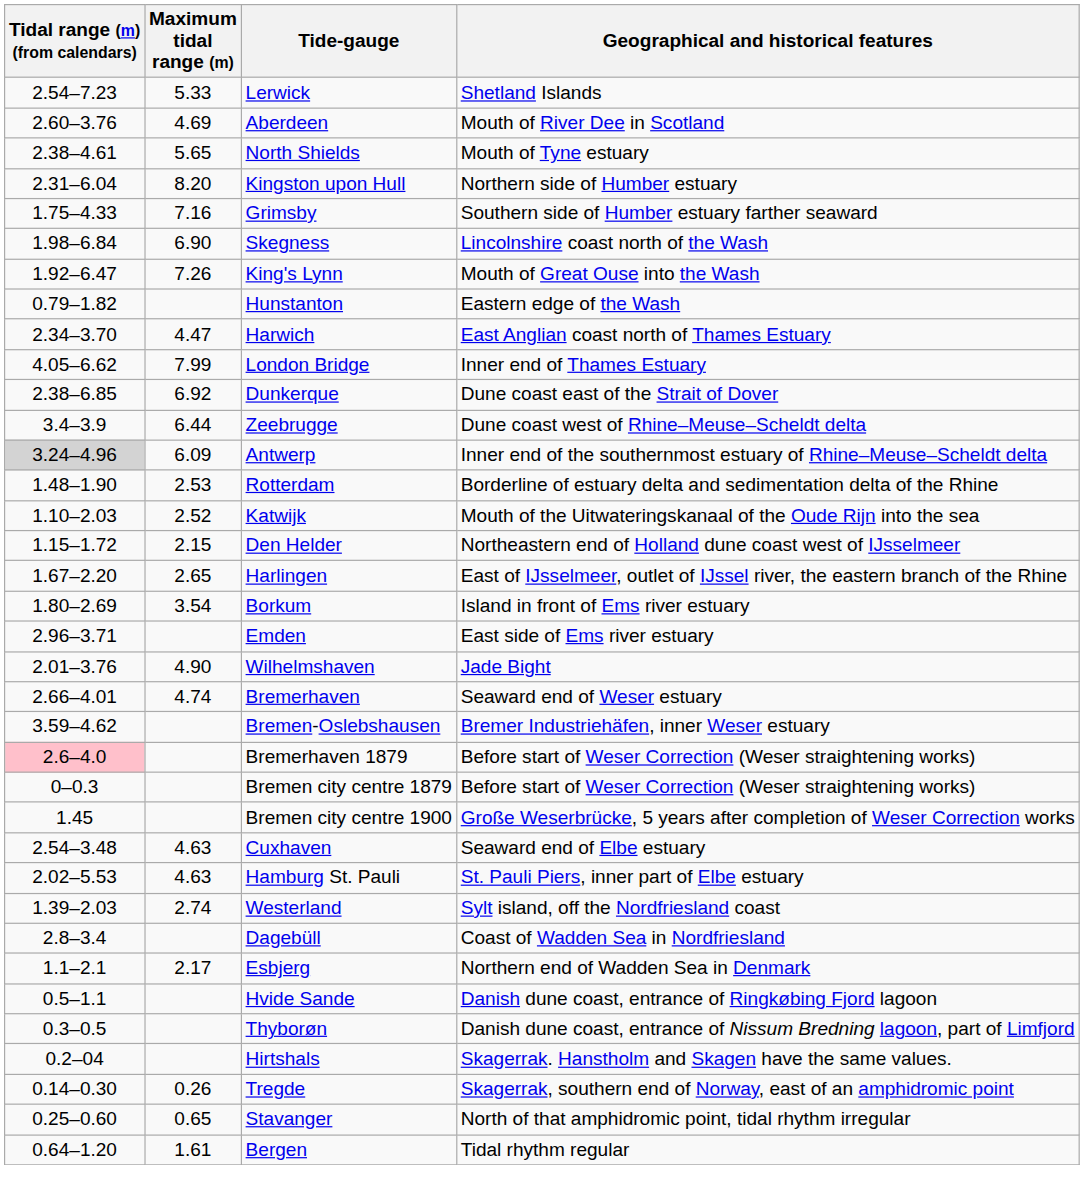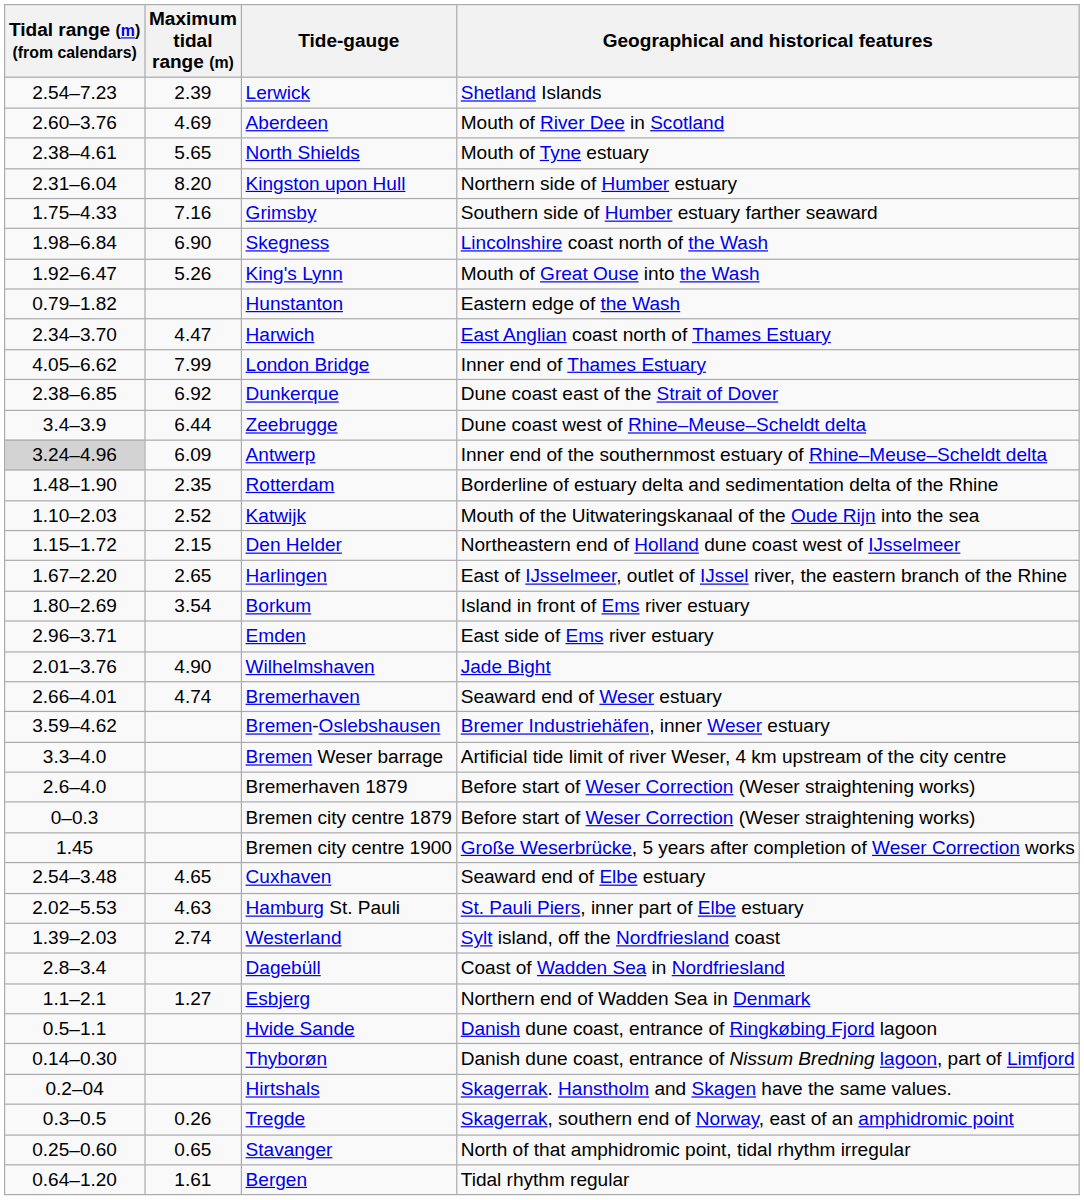(193, 92) 5.33 -> (193, 92) 2.39
(193, 273) 7.26 -> (193, 273) 5.26
(193, 485) 2.53 -> (193, 485) 2.35
+ row: (344, 756)
(75, 756) pink background -> (75, 787) no background
(193, 847) 4.63 -> (193, 877) 4.65
(193, 968) 2.17 -> (193, 998) 1.27
(75, 1028) 0.3–0.5 -> (75, 1058) 0.14–0.30
(75, 1089) 0.14–0.30 -> (75, 1119) 0.3–0.5
